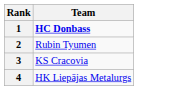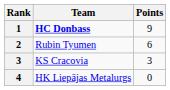+ column: (150, 12)
